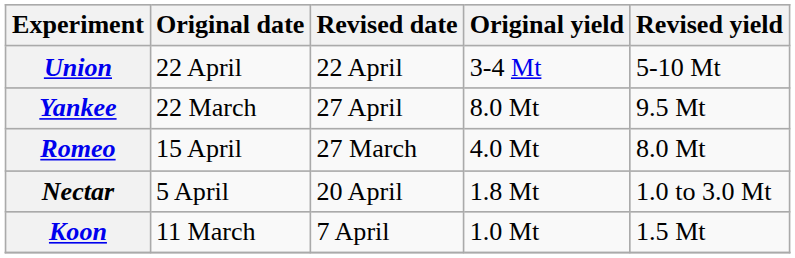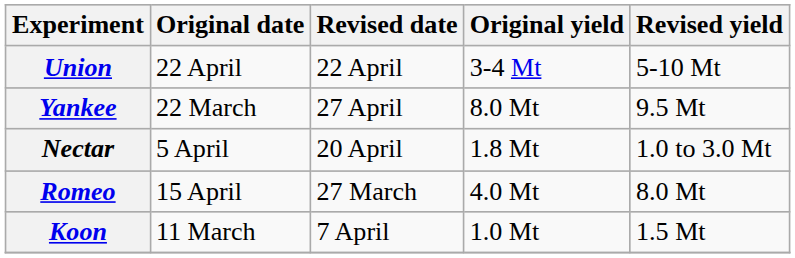rows swapped: (78, 190) <-> (78, 149)
